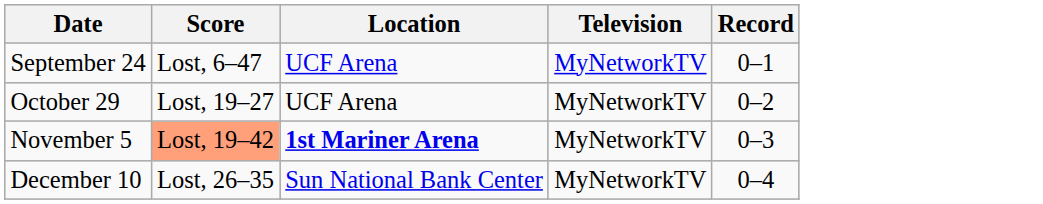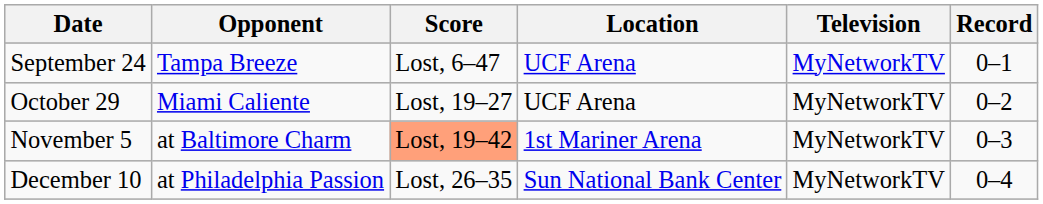+ column: (271, 23)
(382, 140) bold -> (613, 140) normal
